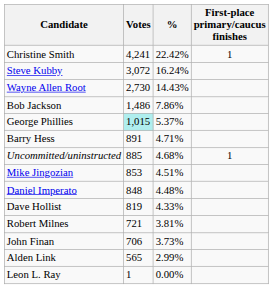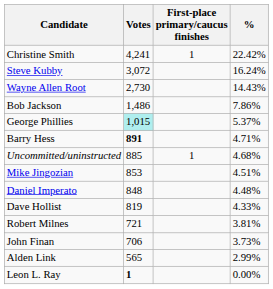columns swapped: (172, 25) <-> (230, 25)
(134, 139) normal -> (134, 139) bold
(129, 275) normal -> (129, 275) bold
